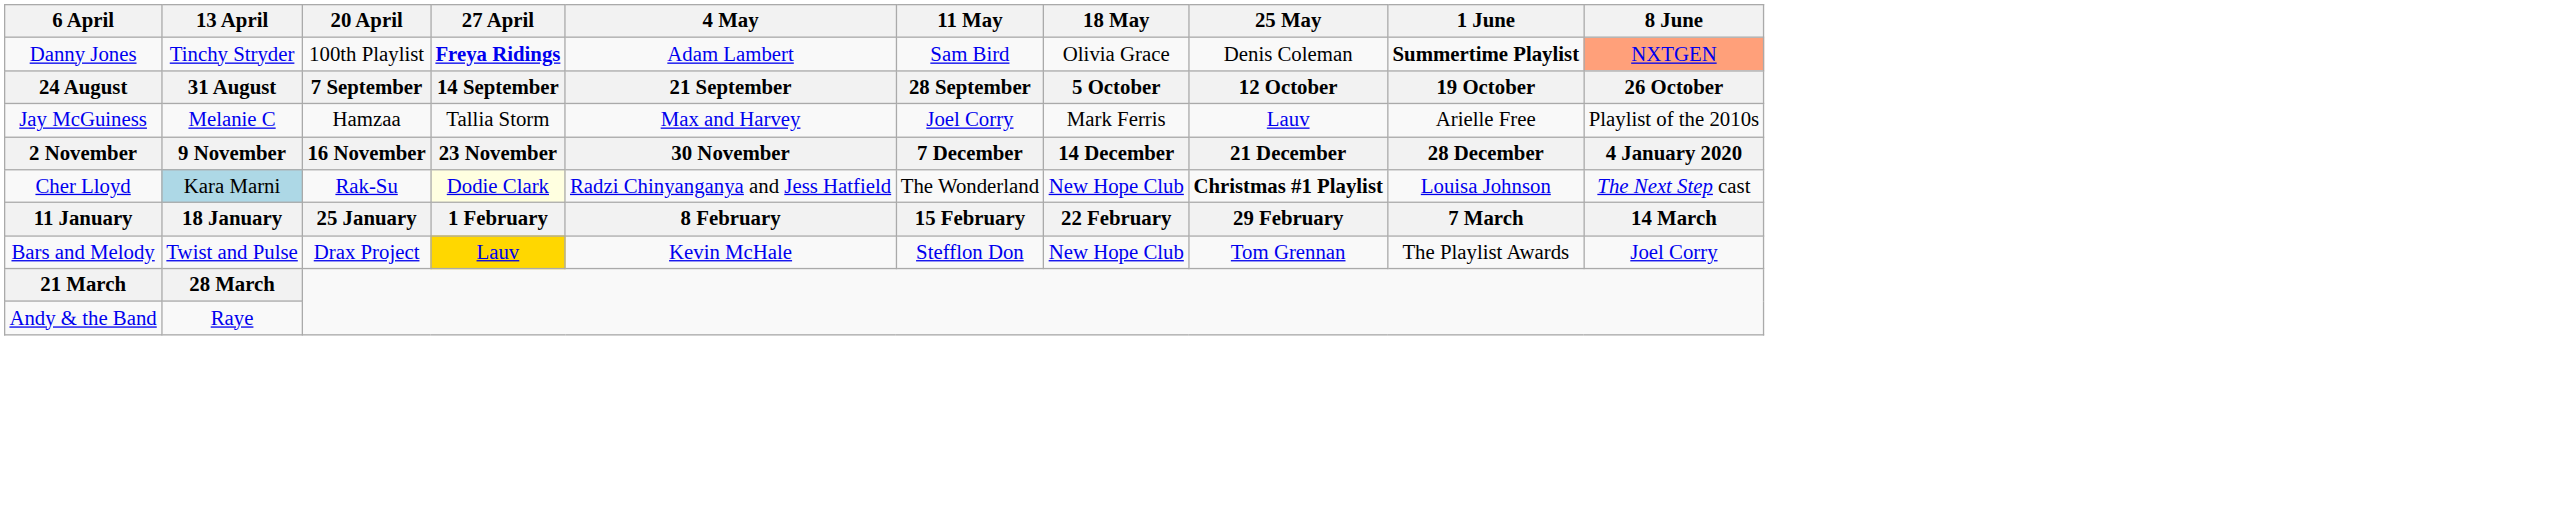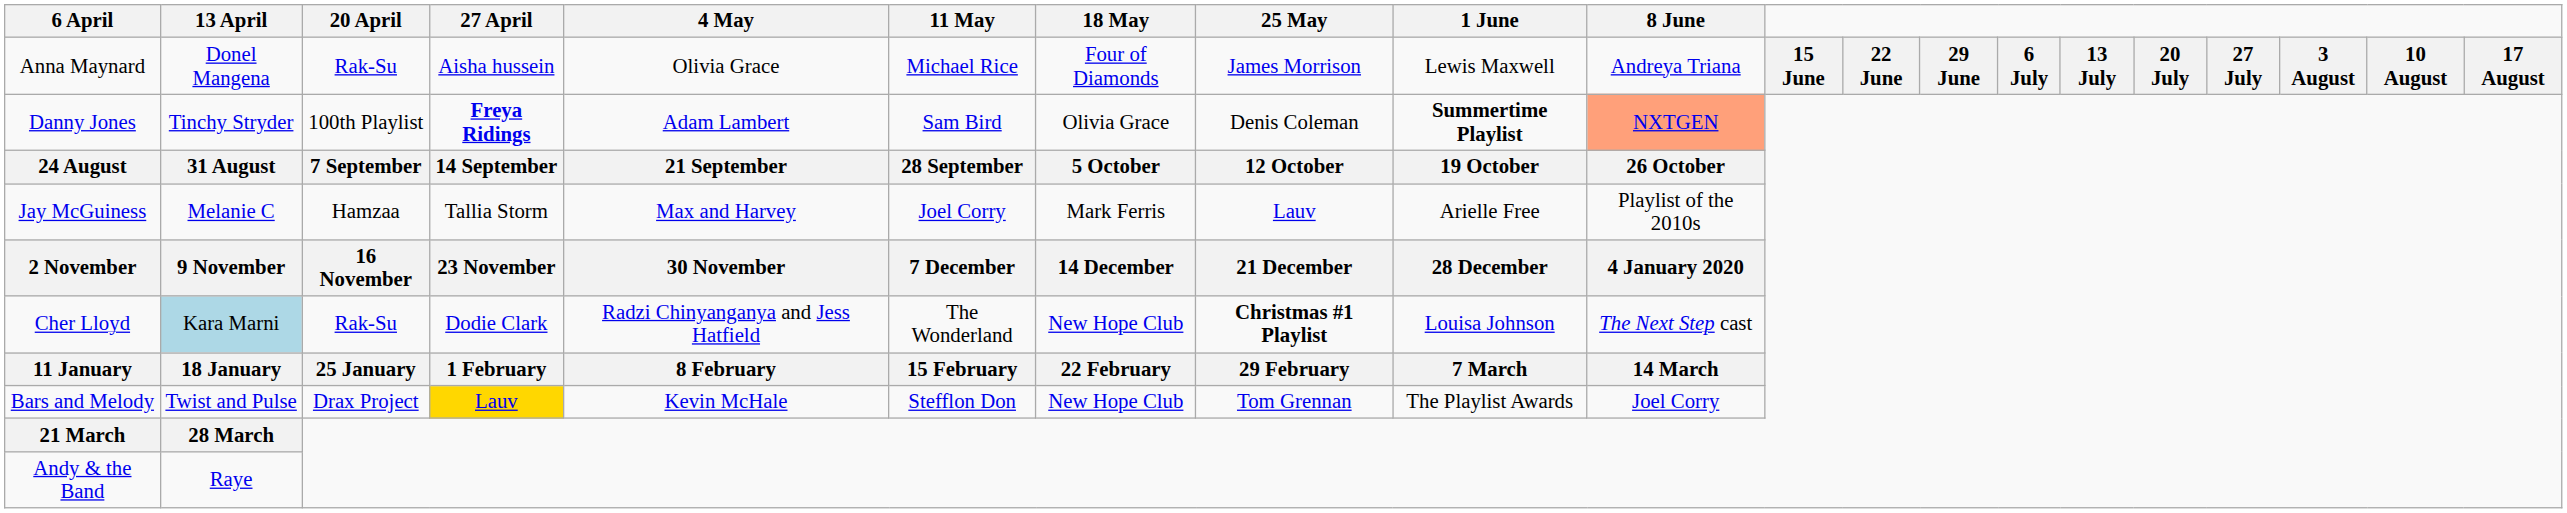+ row: (82, 65)
(498, 185) lightyellow background -> (496, 324) no background
